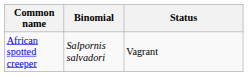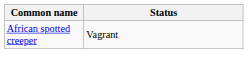- column: (94, 18)
